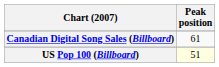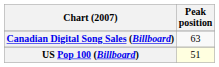(196, 39) 61 -> (196, 39) 63
